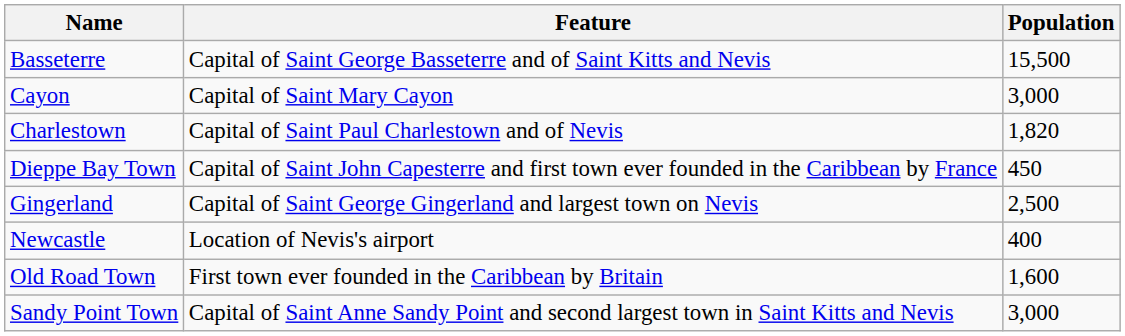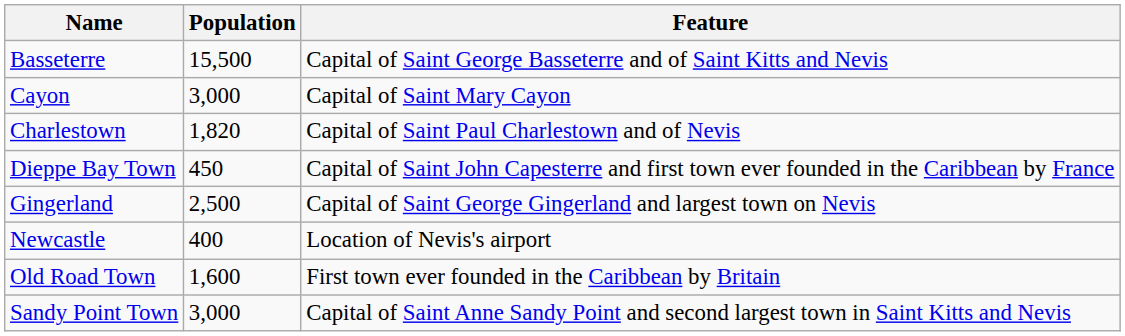columns swapped: (1061, 22) <-> (593, 22)
